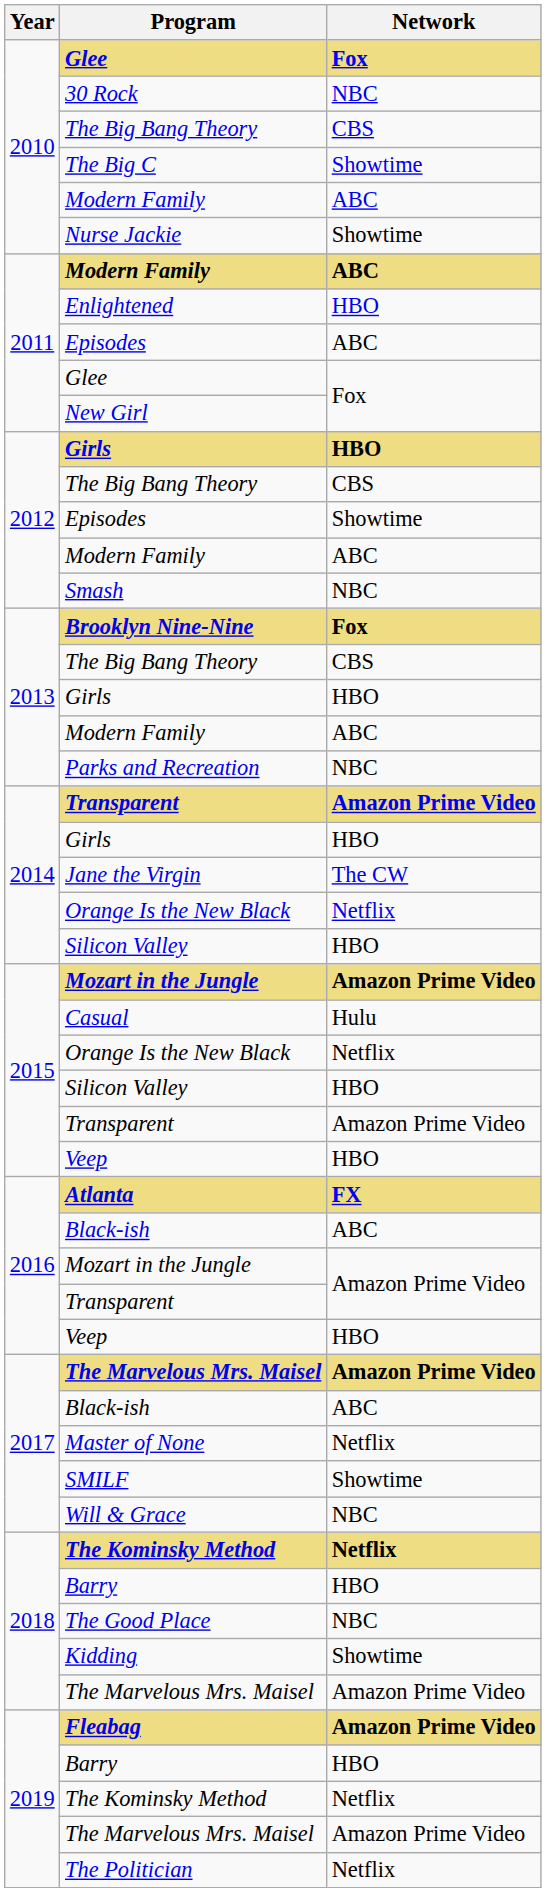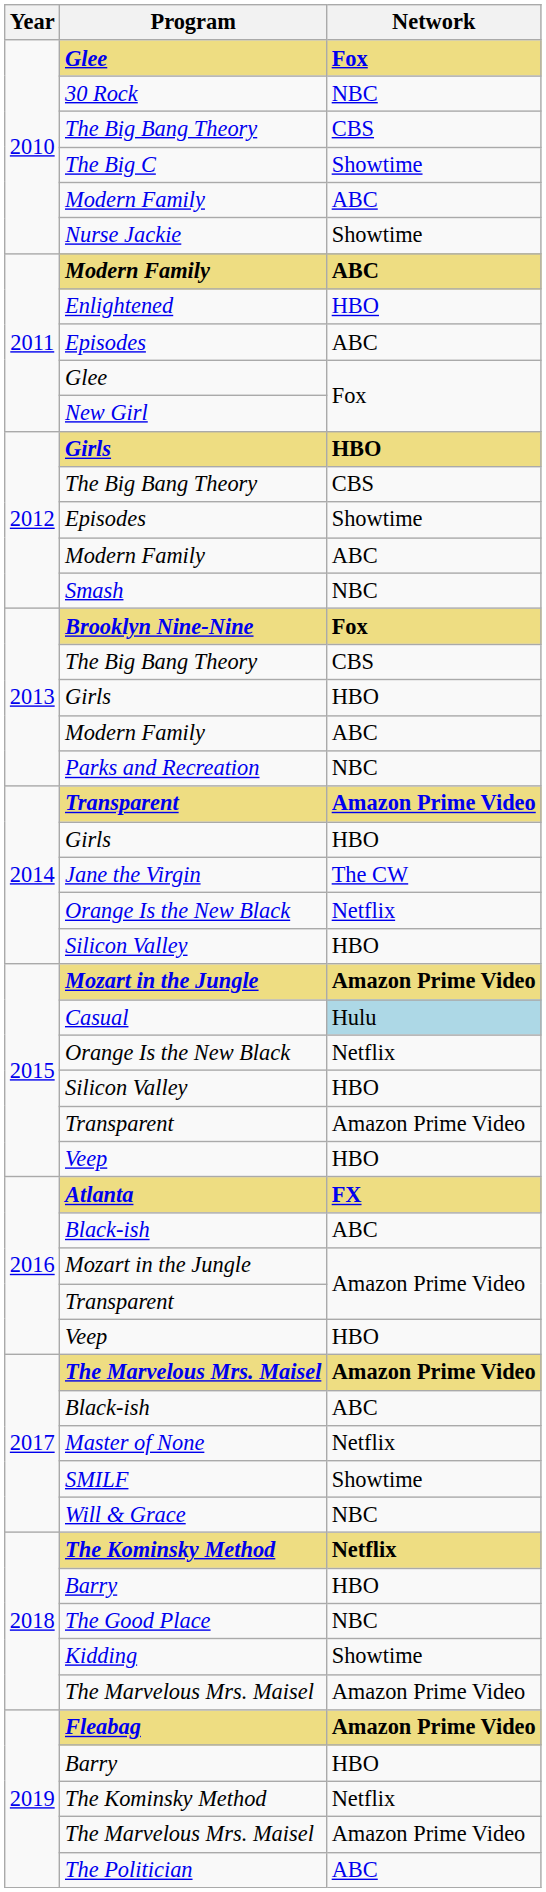(354, 1016) no background -> (354, 1016) lightblue background
(363, 1869) Netflix -> (355, 1869) ABC
